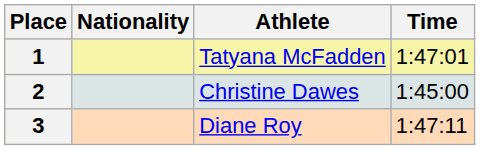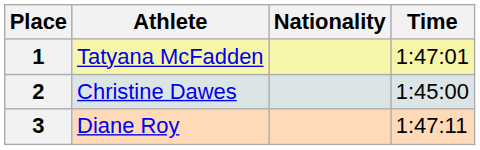columns swapped: (293, 21) <-> (133, 21)
